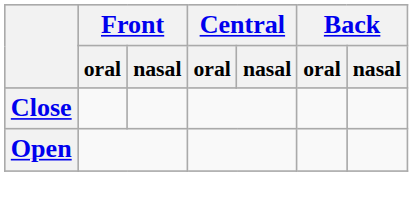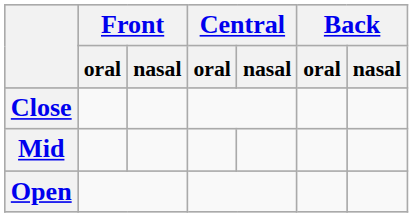+ row: (41, 149)
